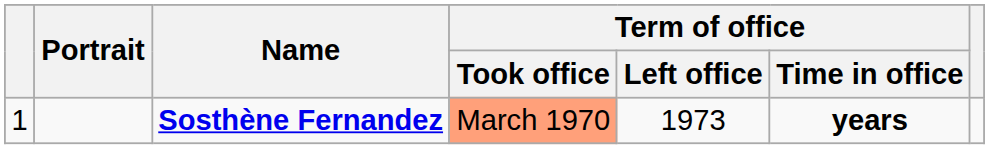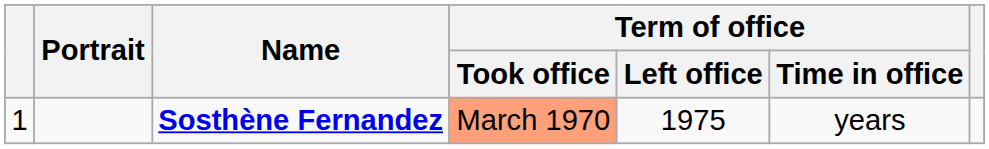(693, 119) 1973 -> (693, 119) 1975
(870, 119) bold -> (870, 119) normal
